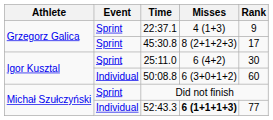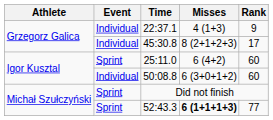(109, 29) Sprint -> (117, 29) Individual
(109, 45) Sprint -> (117, 45) Individual
(254, 60) 30 -> (254, 60) 60
(117, 108) Individual -> (109, 108) Sprint
